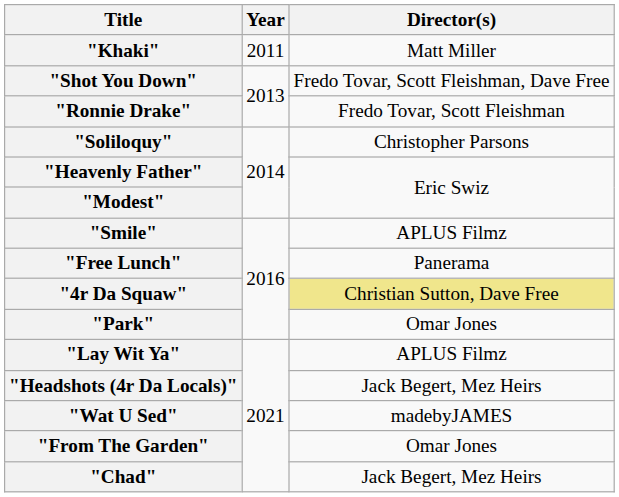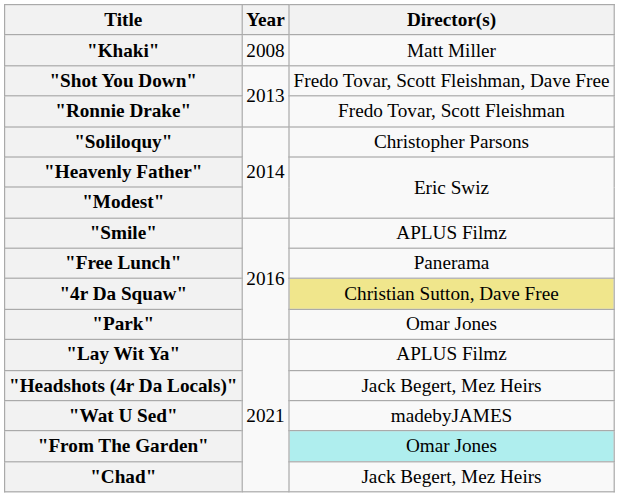(266, 50) 2011 -> (266, 50) 2008
(451, 446) no background -> (451, 446) paleturquoise background
